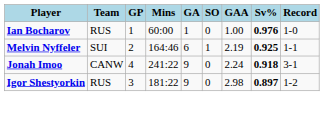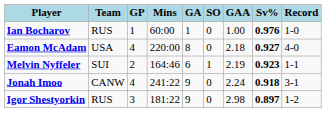+ row: (47, 47)
(266, 47) 0.925 -> (267, 64) 0.923
